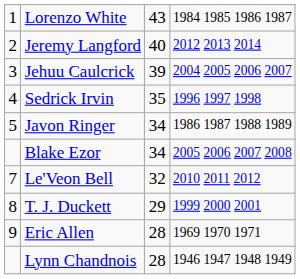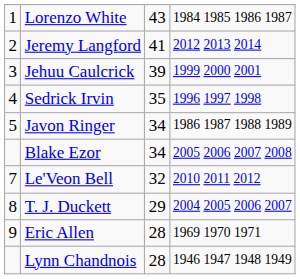(157, 44) 40 -> (157, 44) 41
(232, 71) 2004 2005 2006 2007 -> (217, 71) 1999 2000 2001
(217, 206) 1999 2000 2001 -> (232, 206) 2004 2005 2006 2007
